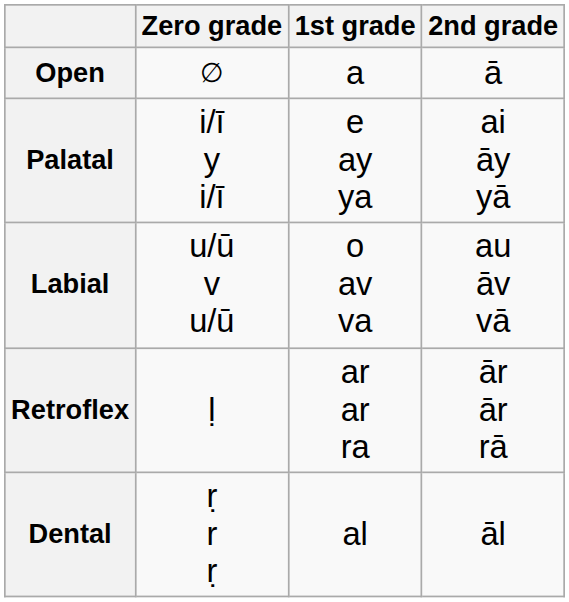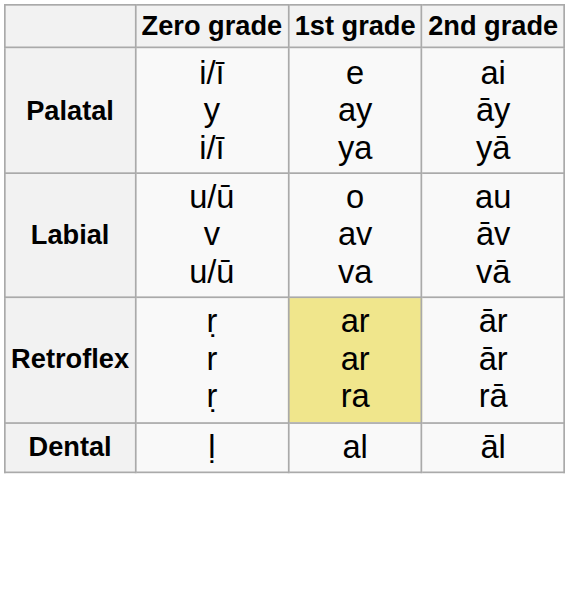- row: (70, 72)
(212, 409) ḷ -> (212, 359) ṛ r ṛ
(355, 409) no background -> (355, 359) khaki background
(212, 534) ṛ r ṛ -> (212, 446) ḷ
